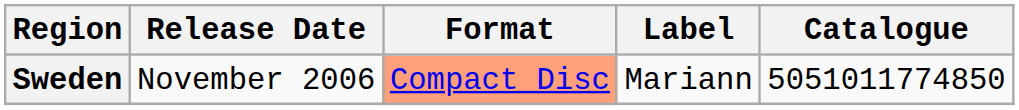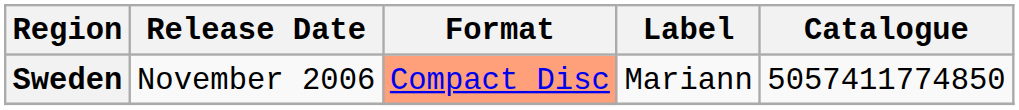(886, 80) 5051011774850 -> (886, 80) 5057411774850
